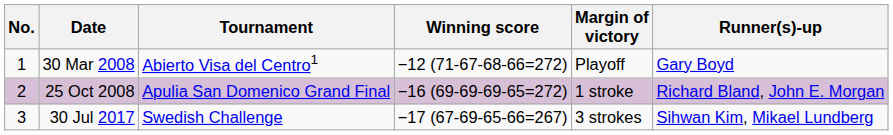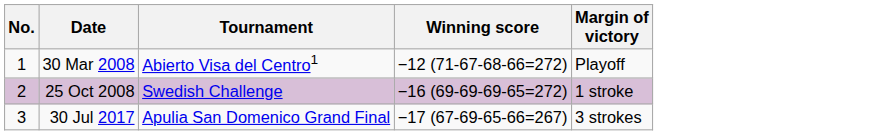- column: (770, 27)
(266, 91) Apulia San Domenico Grand Final -> (212, 91) Swedish Challenge
(212, 117) Swedish Challenge -> (266, 117) Apulia San Domenico Grand Final
